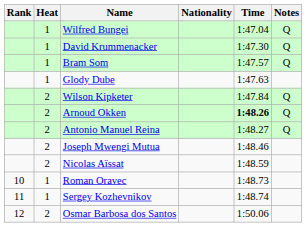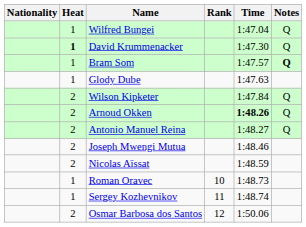columns swapped: (19, 12) <-> (206, 12)
(47, 46) normal -> (73, 46) bold
(287, 63) normal -> (287, 63) bold
